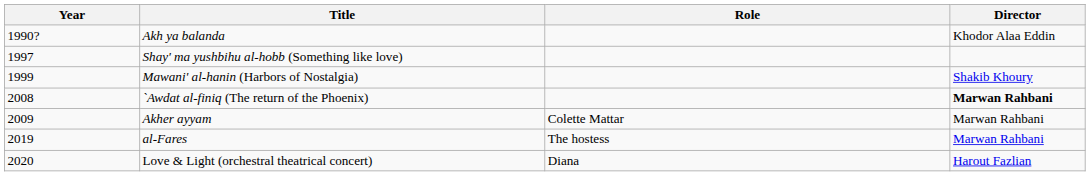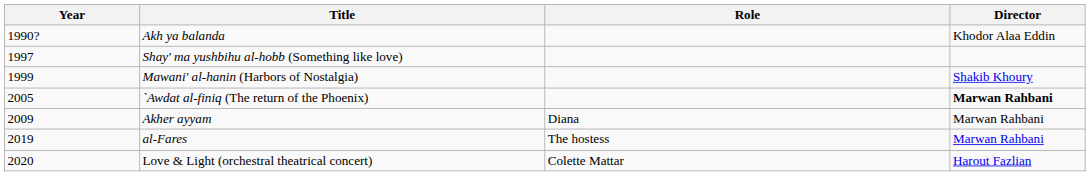(21, 98) 2008 -> (21, 98) 2005
(586, 118) Colette Mattar -> (563, 118) Diana
(563, 160) Diana -> (586, 160) Colette Mattar
